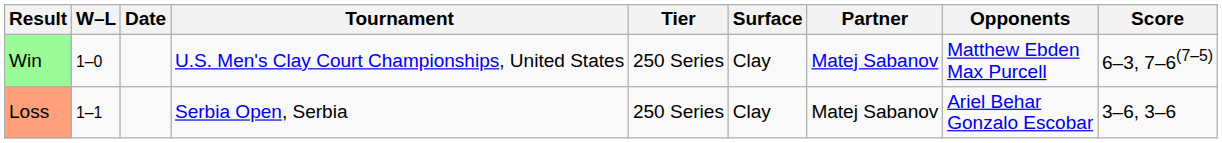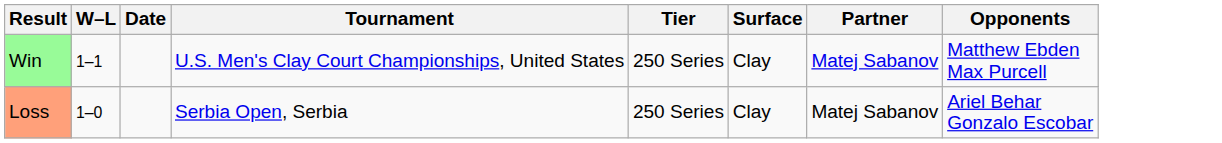- column: (1158, 19)
(89, 61) 1–0 -> (89, 61) 1–1
(89, 113) 1–1 -> (89, 113) 1–0
